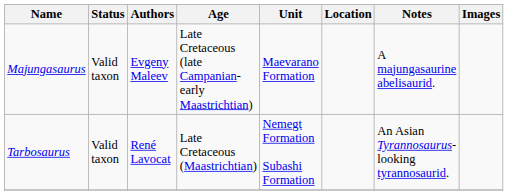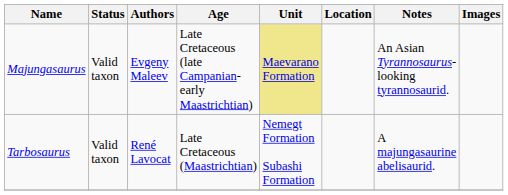(291, 69) no background -> (291, 69) khaki background
(417, 69) A majungasaurine abelisaurid. -> (417, 69) An Asian Tyrannosaurus-looking tyrannosaurid.
(417, 152) An Asian Tyrannosaurus-looking tyrannosaurid. -> (417, 152) A majungasaurine abelisaurid.
